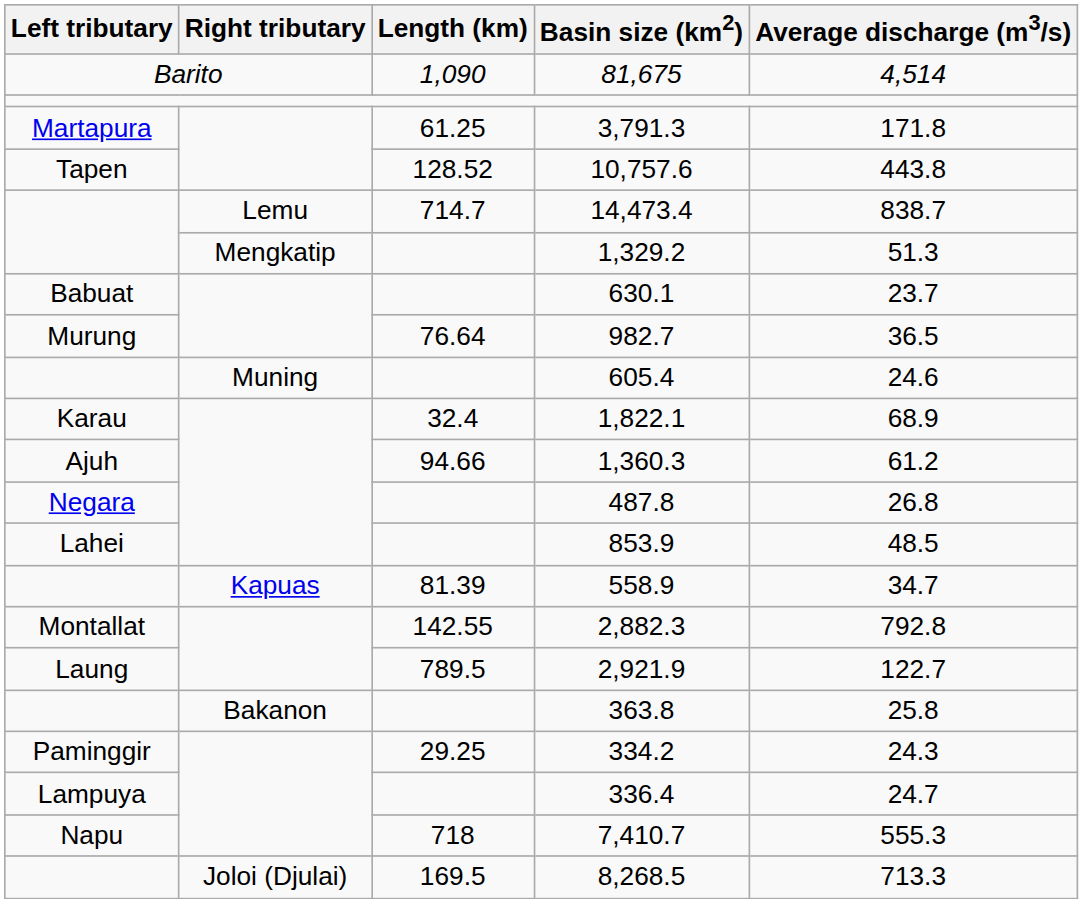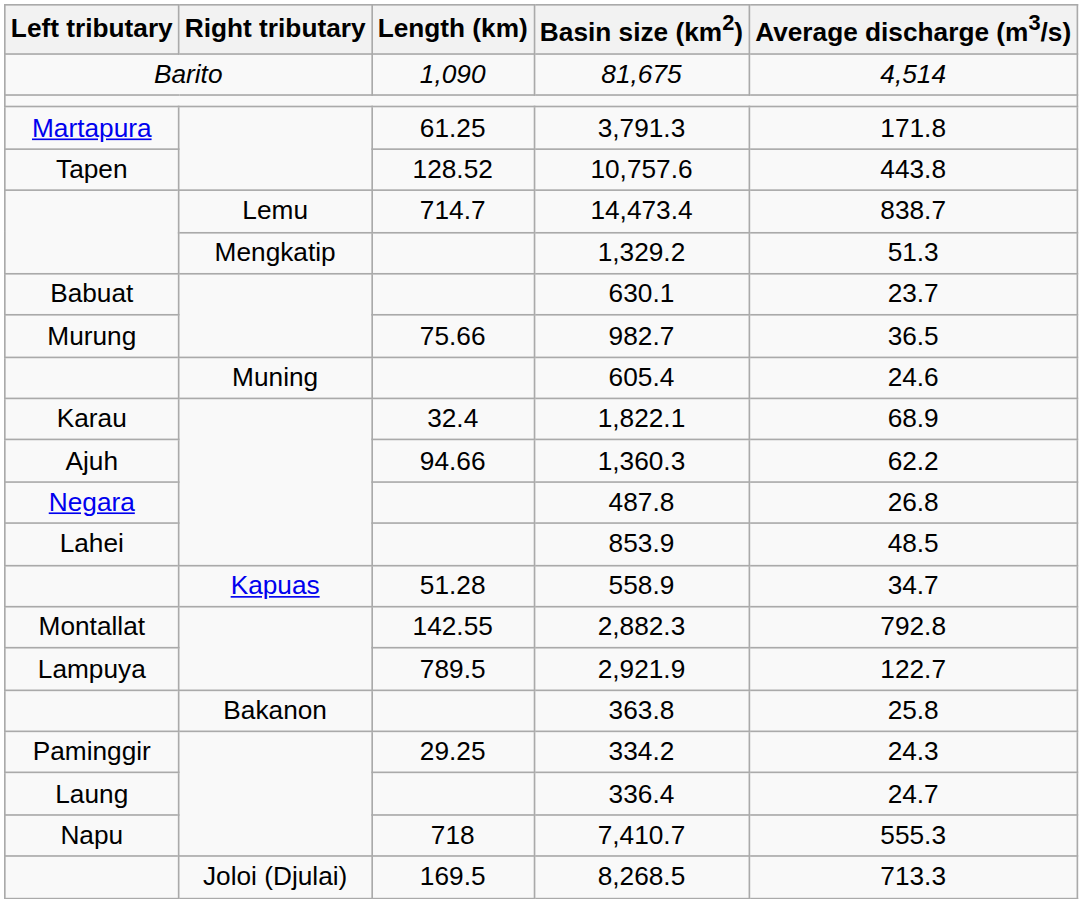(453, 335) 76.64 -> (453, 335) 75.66
(913, 460) 61.2 -> (913, 460) 62.2
(453, 585) 81.39 -> (453, 585) 51.28
(92, 668) Laung -> (92, 668) Lampuya
(92, 793) Lampuya -> (92, 793) Laung
